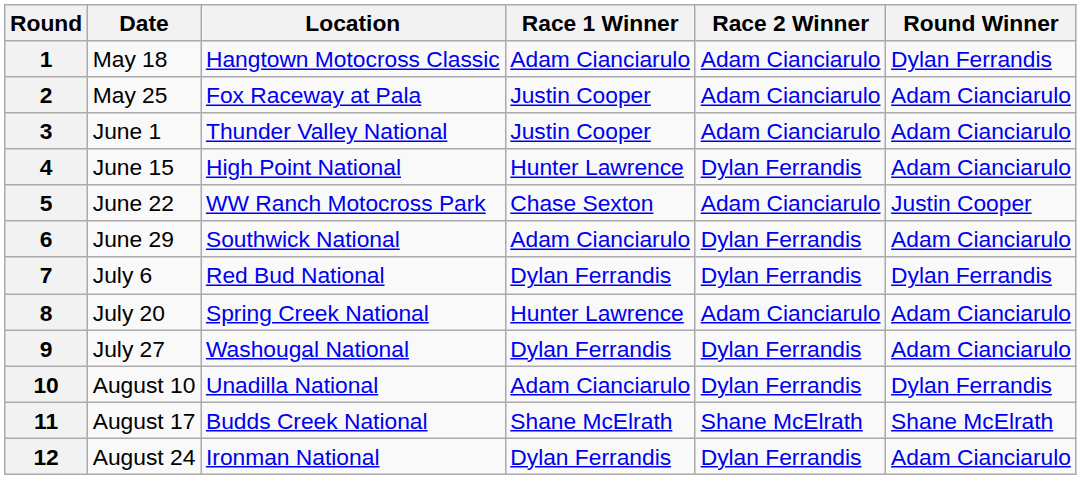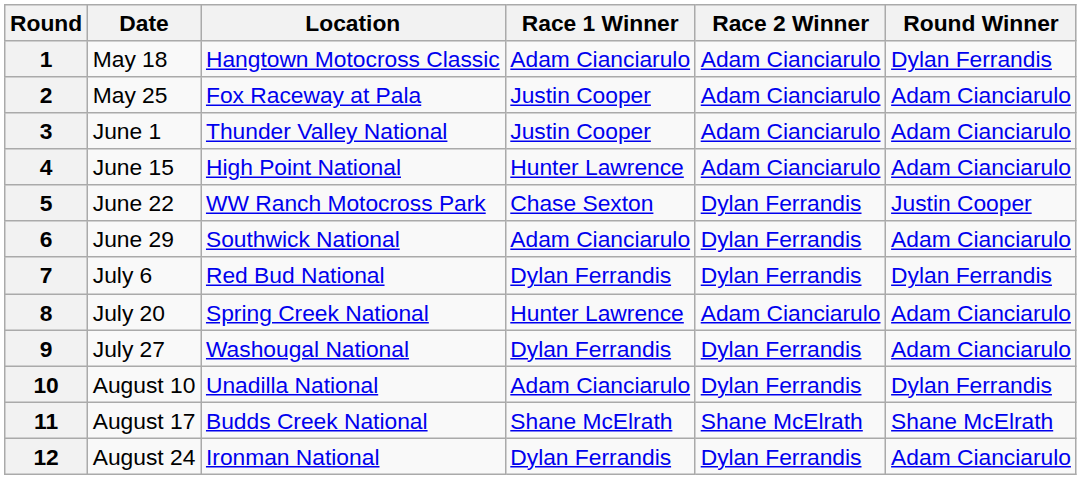(781, 167) Dylan Ferrandis -> (791, 167) Adam Cianciarulo
(791, 203) Adam Cianciarulo -> (781, 203) Dylan Ferrandis
